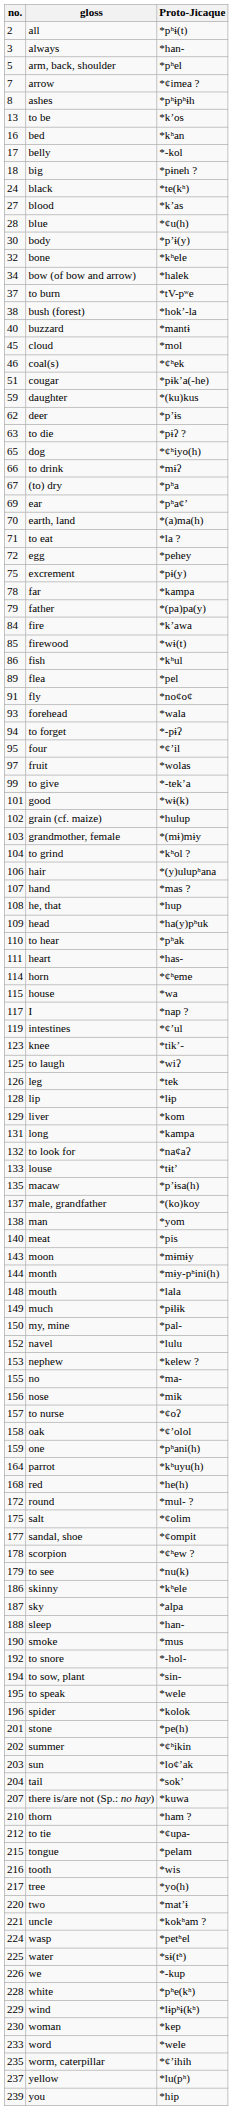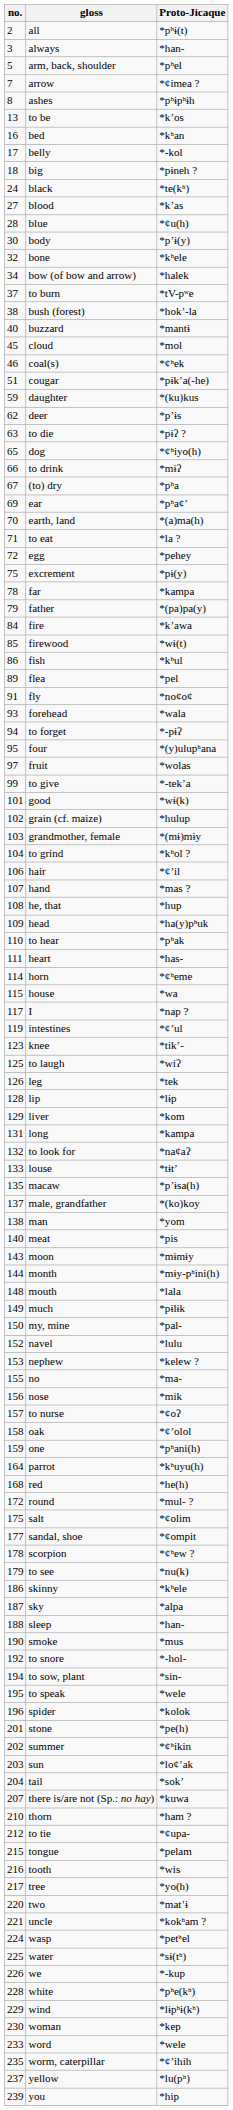(170, 748) *¢ʼil -> (188, 748) *(y)ulupʰana
(188, 871) *(y)ulupʰana -> (170, 871) *¢ʼil
